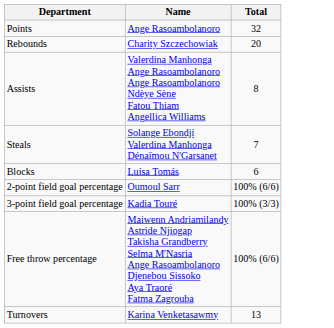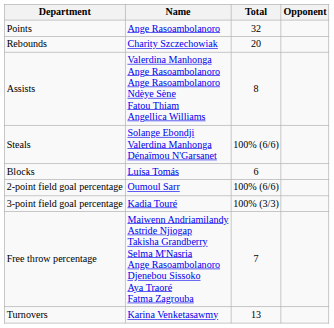+ column: (305, 12)
(256, 144) 7 -> (256, 144) 100% (6/6)
(256, 259) 100% (6/6) -> (256, 259) 7
